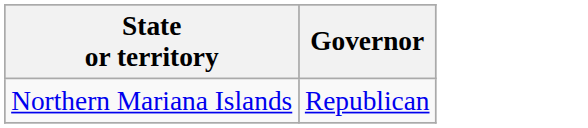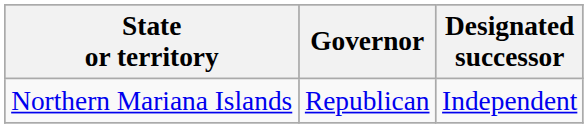+ column: (510, 41)
